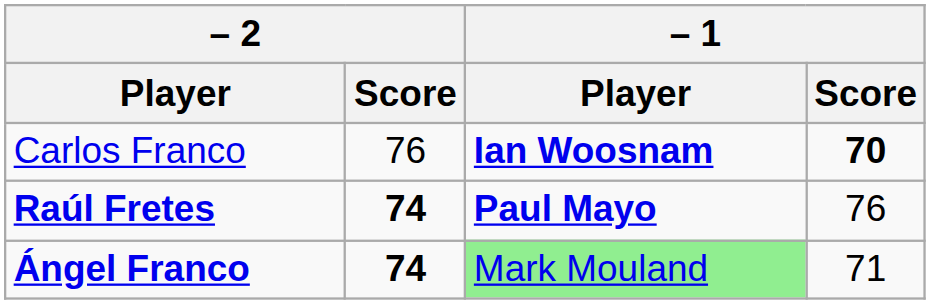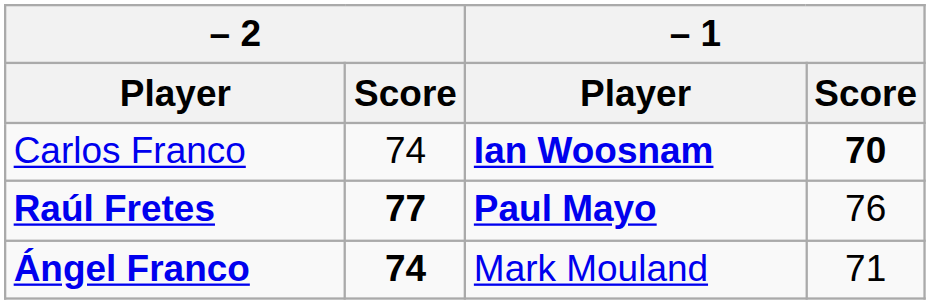(405, 151) 76 -> (405, 151) 74
(405, 209) 74 -> (405, 209) 77
(591, 268) lightgreen background -> (591, 268) no background
